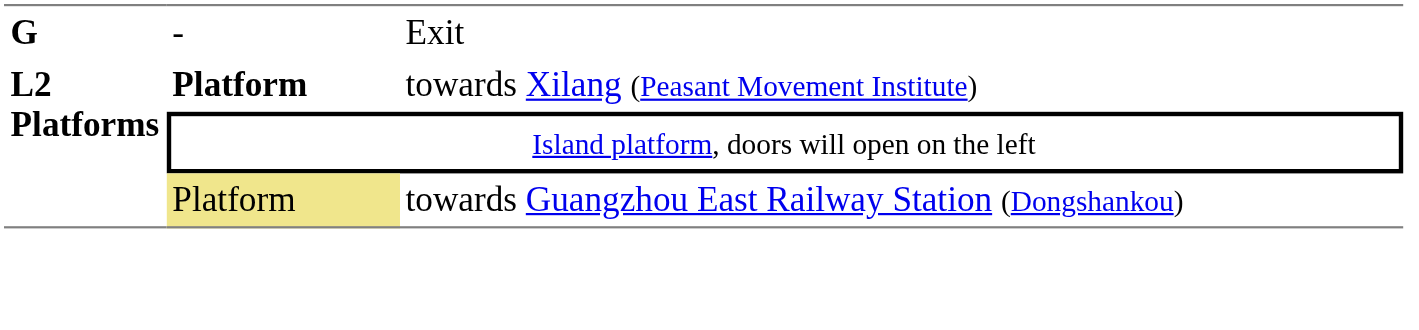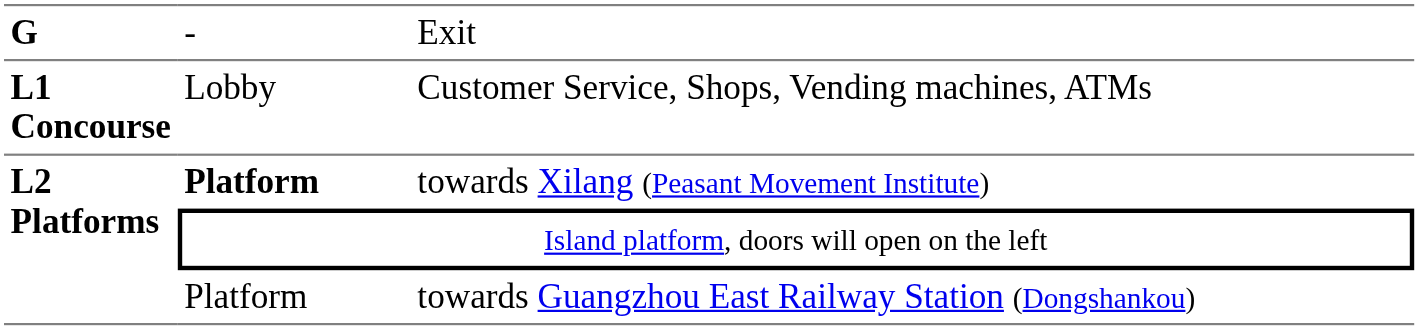+ row: (785, 87)
(234, 199) khaki background -> (246, 296) no background
